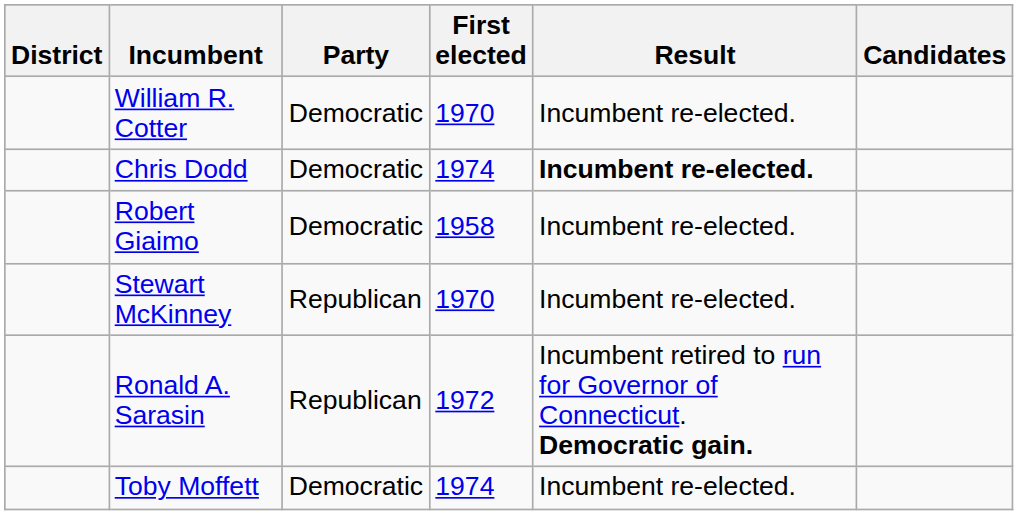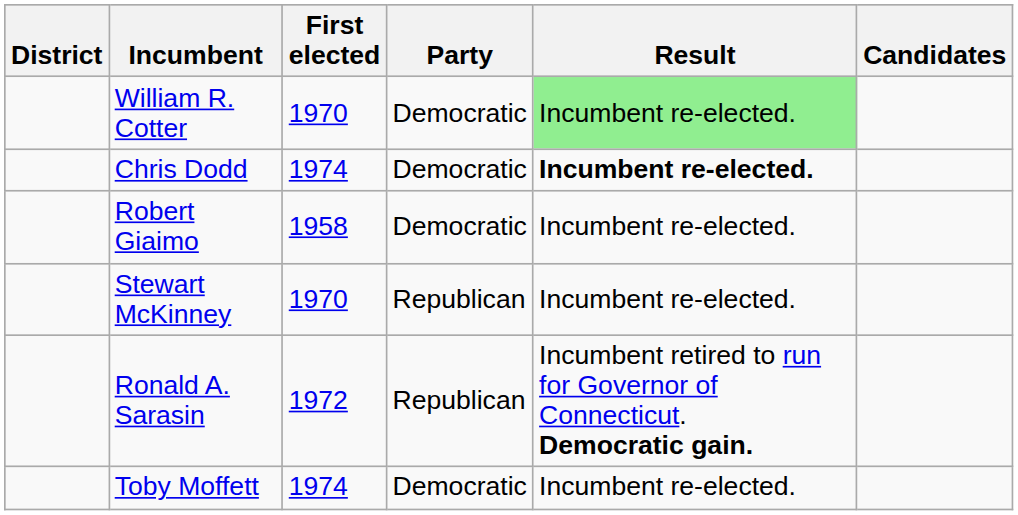columns swapped: (356, 55) <-> (481, 40)
(668, 112) no background -> (668, 112) lightgreen background
